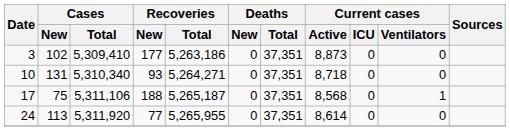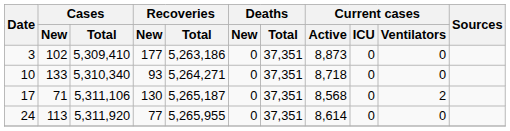(57, 75) 131 -> (57, 75) 133
(60, 95) 75 -> (60, 95) 71
(152, 95) 188 -> (152, 95) 130
(443, 95) 1 -> (443, 95) 2
